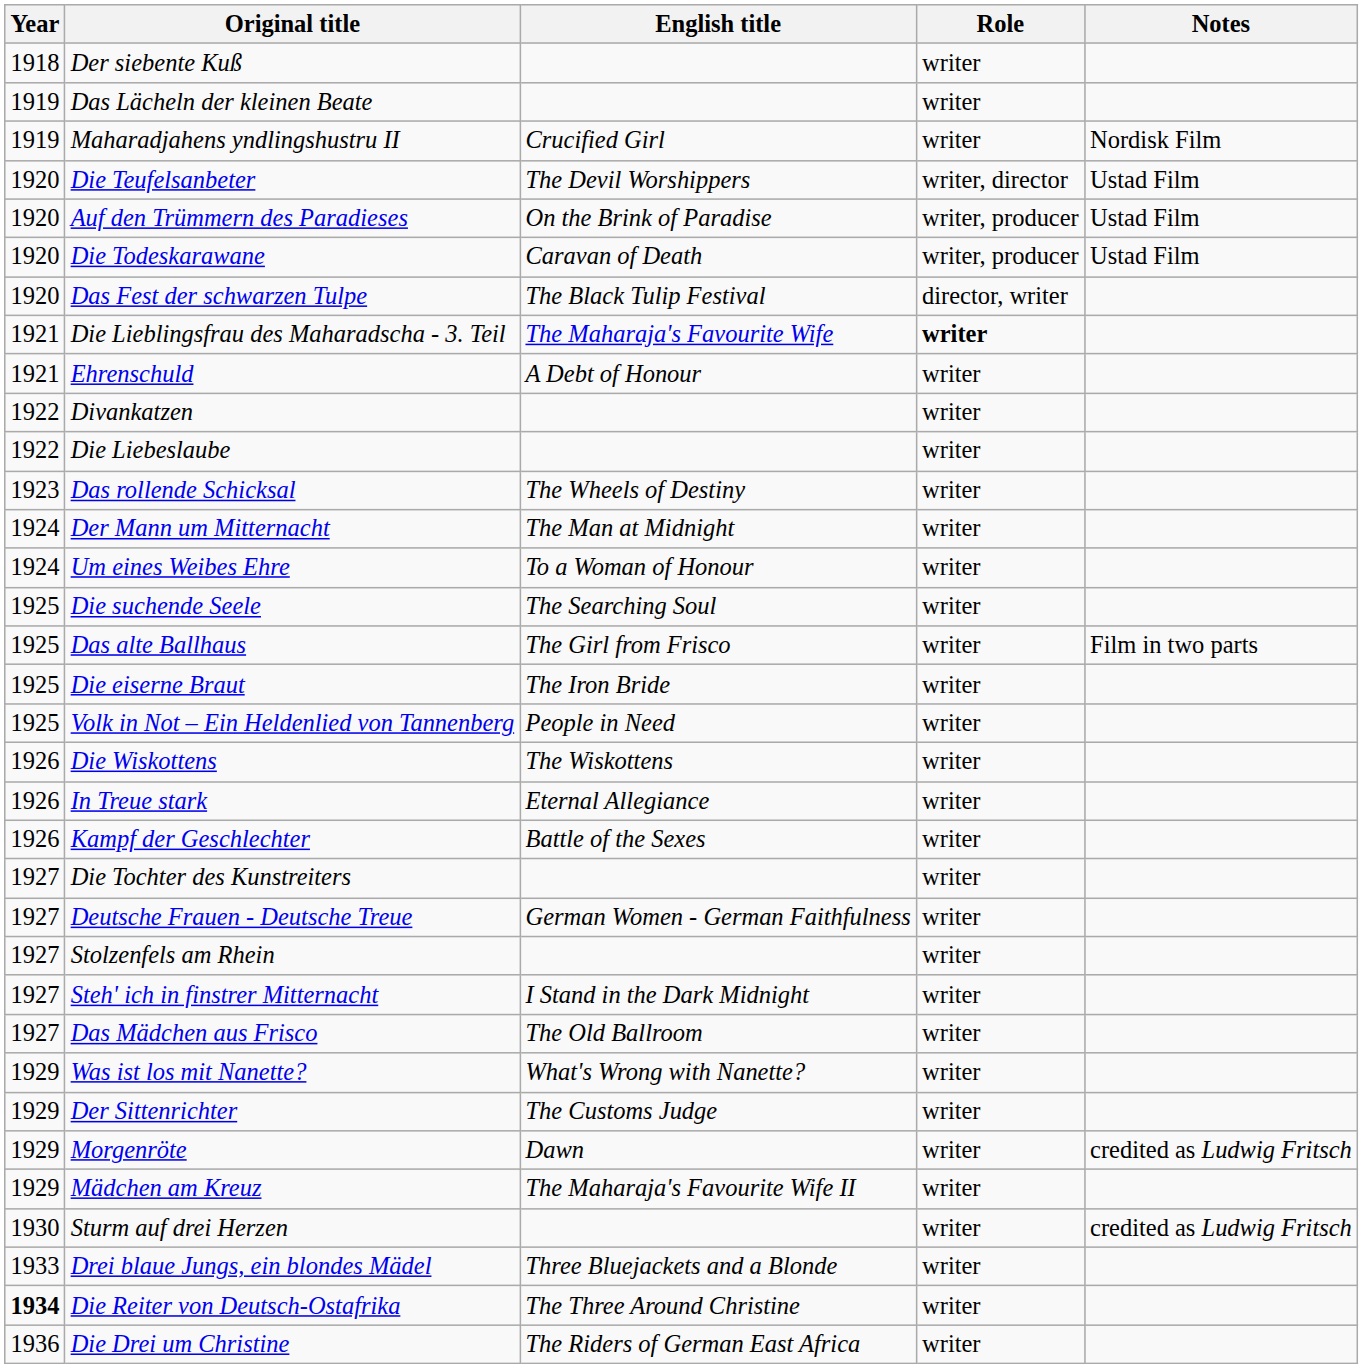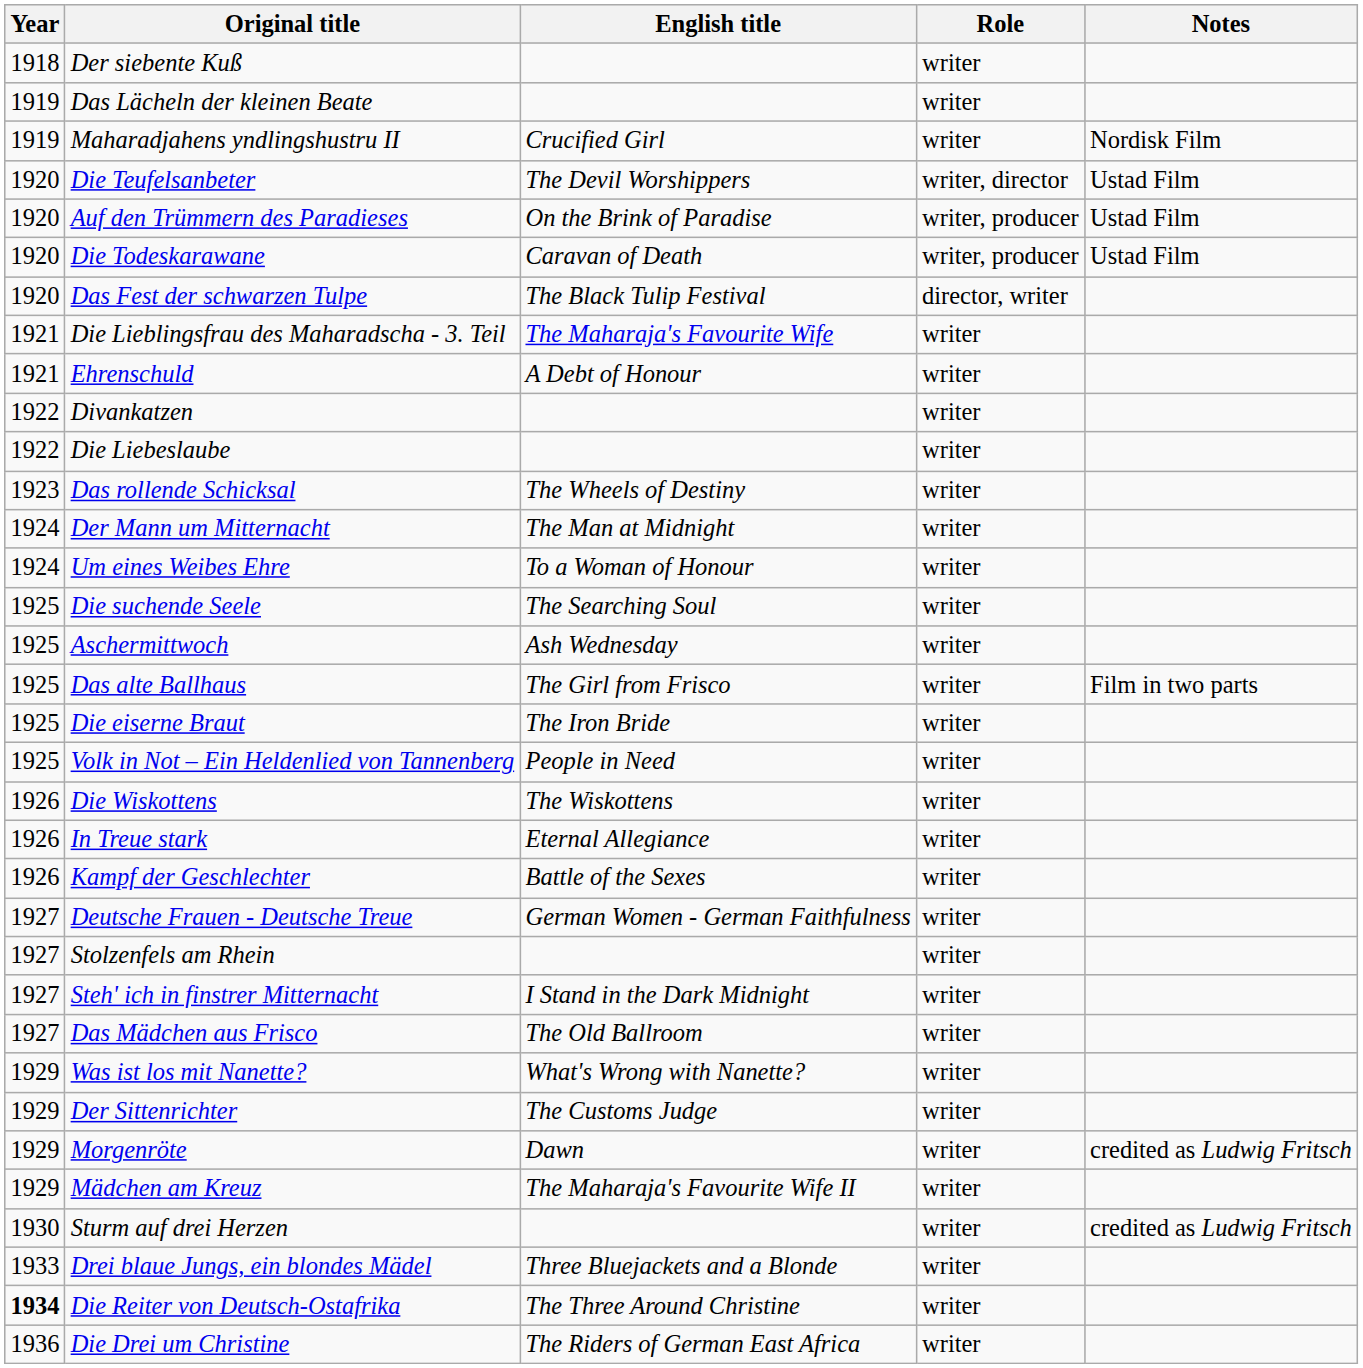(955, 334) bold -> (951, 334) normal
+ row: (150, 645)
- row: (211, 878)
